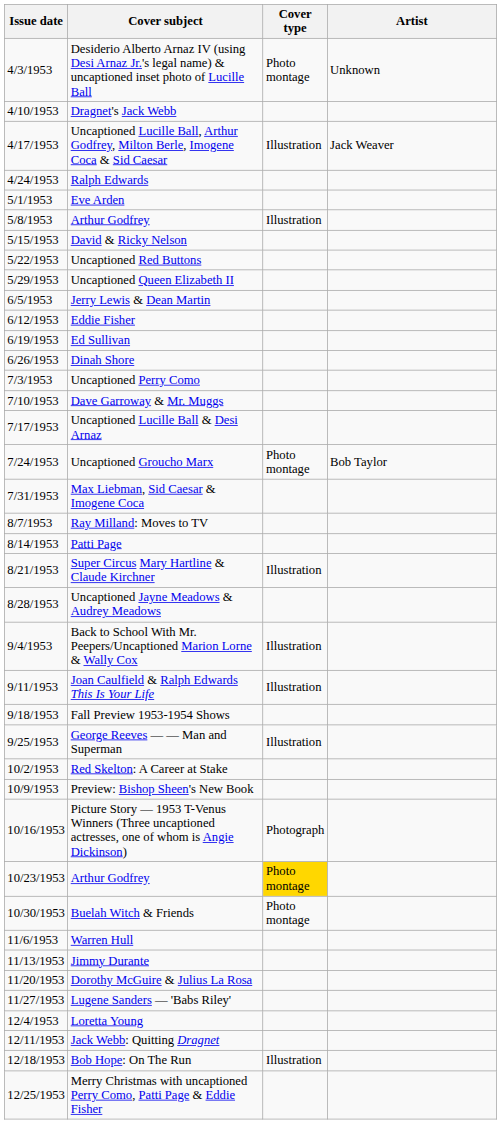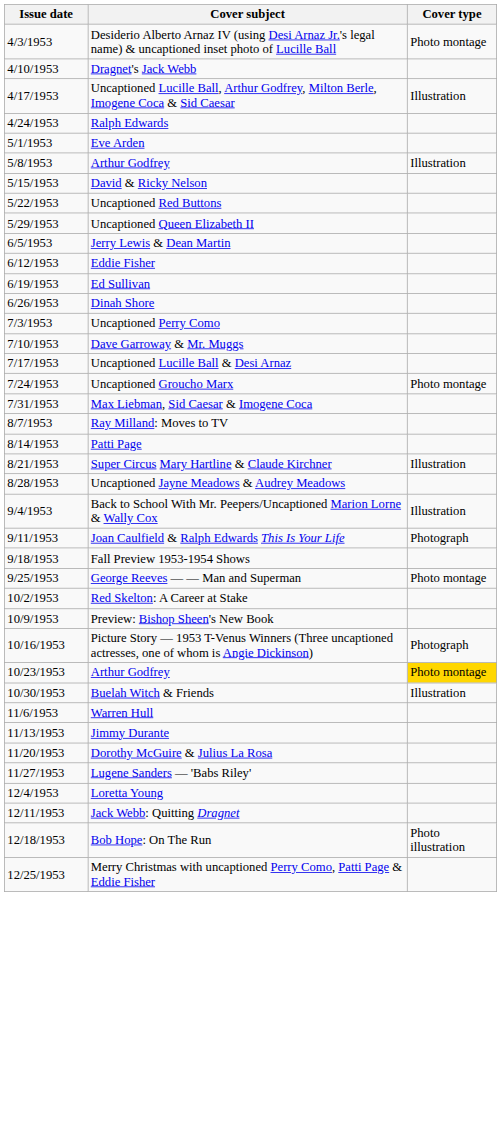- column: (412, 21)
(294, 687) Illustration -> (439, 538) Photograph
(294, 741) Illustration -> (448, 578) Photo montage
(288, 913) Photo montage -> (438, 692) Illustration
(294, 1060) Illustration -> (438, 840) Photo illustration
